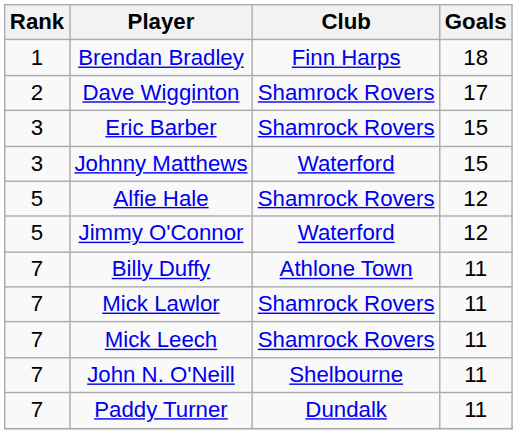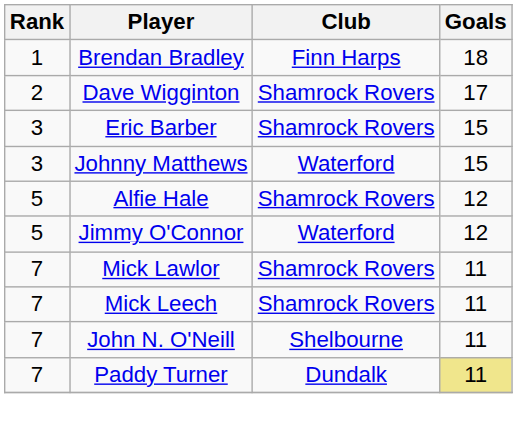- row: (161, 269)
(476, 410) no background -> (476, 374) khaki background
